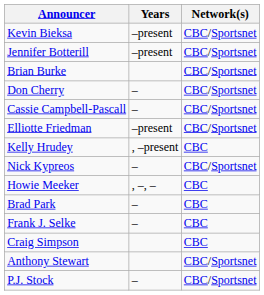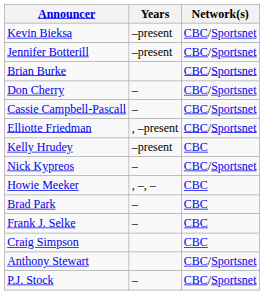(152, 128) –present -> (155, 128) , –present
(155, 147) , –present -> (152, 147) –present
